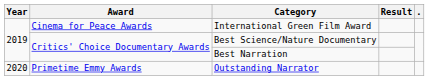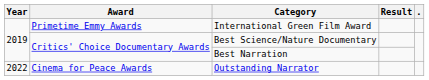(92, 26) Cinema for Peace Awards -> (87, 26) Primetime Emmy Awards
(17, 68) 2020 -> (17, 68) 2022
(87, 68) Primetime Emmy Awards -> (92, 68) Cinema for Peace Awards
